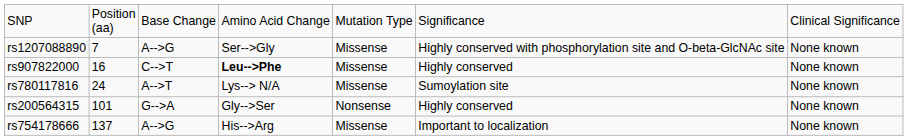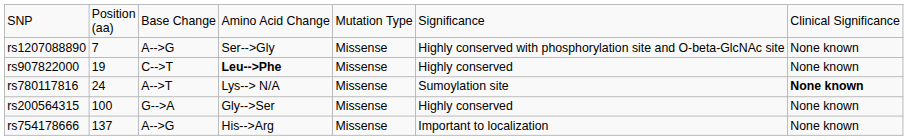(99, 67) 16 -> (99, 67) 19
(825, 86) normal -> (827, 86) bold
(102, 106) 101 -> (102, 106) 100
(363, 106) Nonsense -> (361, 106) Missense
